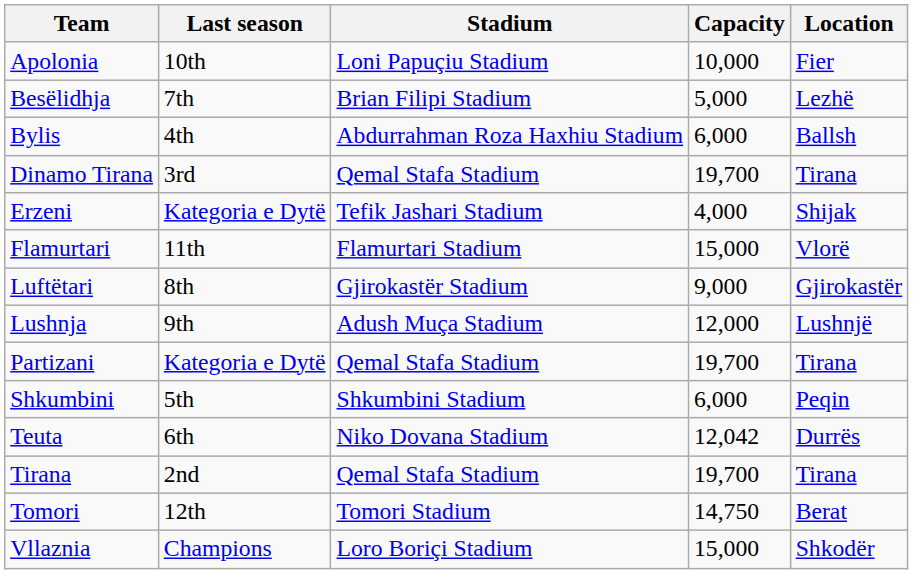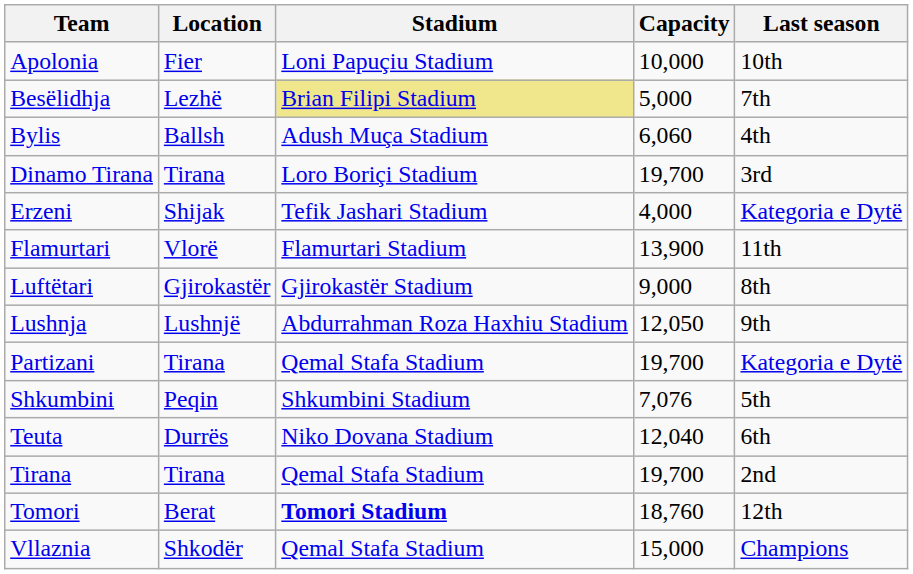columns swapped: (849, 23) <-> (245, 23)
(434, 98) no background -> (379, 98) khaki background
(510, 135) Abdurrahman Roza Haxhiu Stadium -> (385, 135) Adush Muça Stadium
(721, 135) 6,000 -> (665, 135) 6,060
(438, 173) Qemal Stafa Stadium -> (379, 173) Loro Boriçi Stadium
(727, 248) 15,000 -> (671, 248) 13,900
(440, 323) Adush Muça Stadium -> (455, 323) Abdurrahman Roza Haxhiu Stadium
(727, 323) 12,000 -> (671, 323) 12,050
(721, 398) 6,000 -> (665, 398) 7,076
(727, 436) 12,042 -> (671, 436) 12,040
(414, 511) normal -> (364, 511) bold
(727, 511) 14,750 -> (671, 511) 18,760
(435, 549) Loro Boriçi Stadium -> (383, 549) Qemal Stafa Stadium
